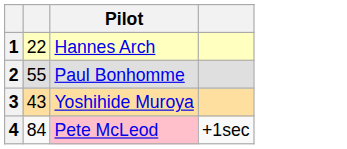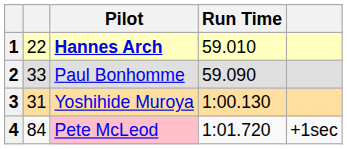+ column: (242, 19)
(105, 47) normal -> (108, 47) bold
(36, 75) 55 -> (36, 75) 33
(36, 102) 43 -> (36, 102) 31
